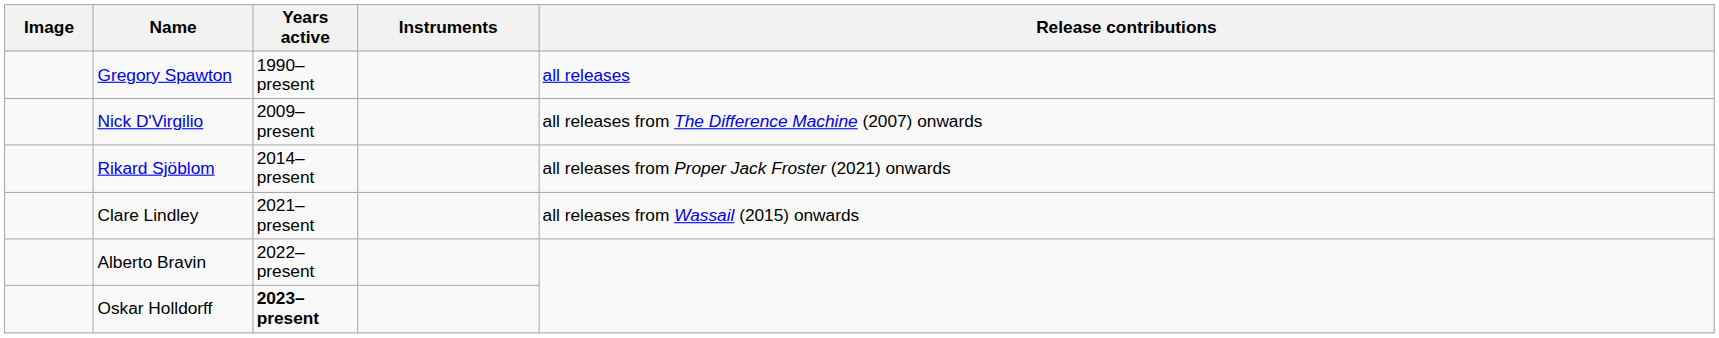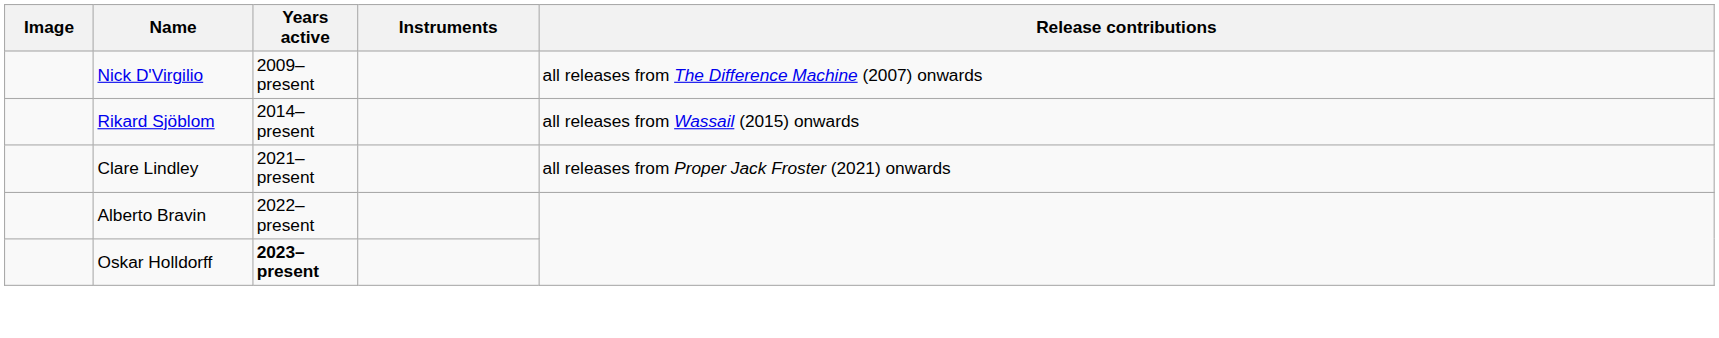- row: (165, 74)
(747, 168) all releases from Proper Jack Froster (2021) onwards -> (701, 121) all releases from Wassail (2015) onwards
(701, 215) all releases from Wassail (2015) onwards -> (747, 168) all releases from Proper Jack Froster (2021) onwards
